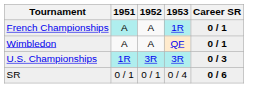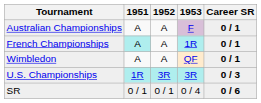+ row: (64, 28)
